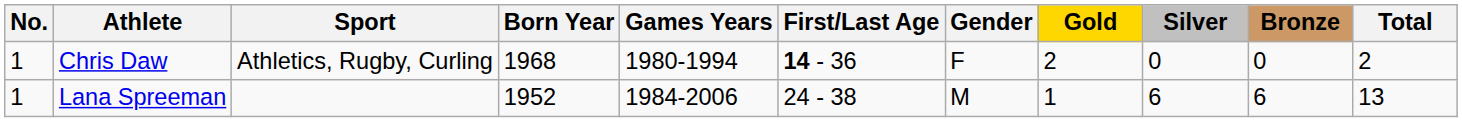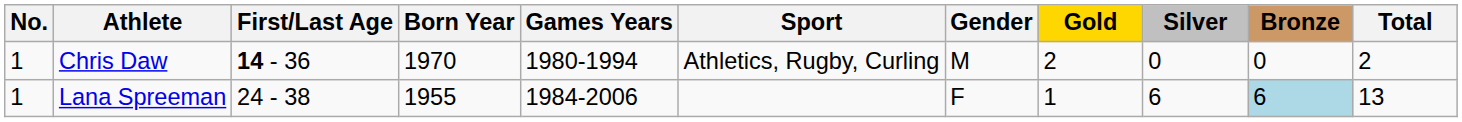columns swapped: (365, 23) <-> (861, 23)
(530, 60) 1968 -> (430, 60) 1970
(957, 60) F -> (960, 60) M
(530, 97) 1952 -> (430, 97) 1955
(960, 97) M -> (957, 97) F
(1260, 97) no background -> (1260, 97) lightblue background
